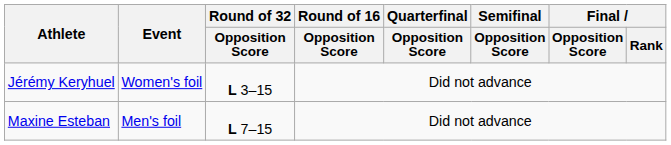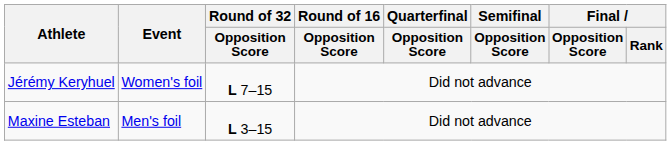(250, 91) L 3–15 -> (250, 91) L 7–15
(250, 129) L 7–15 -> (250, 129) L 3–15
